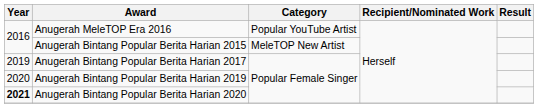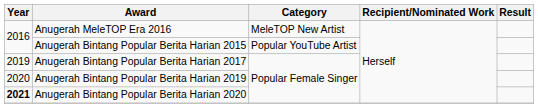(304, 29) Popular YouTube Artist -> (298, 29) MeleTOP New Artist
(298, 45) MeleTOP New Artist -> (304, 45) Popular YouTube Artist
